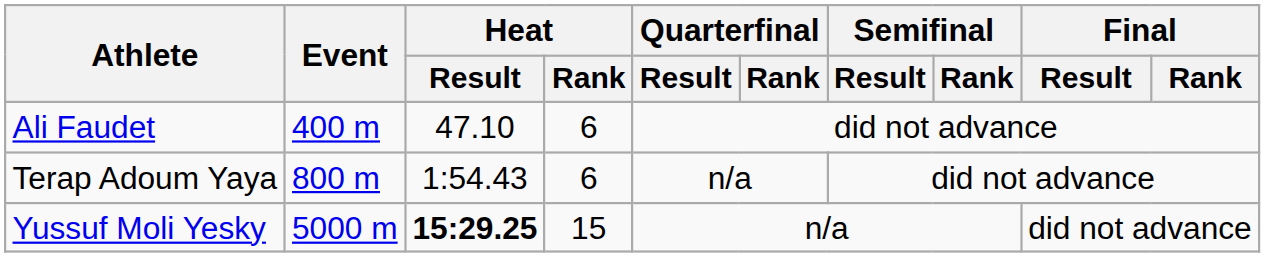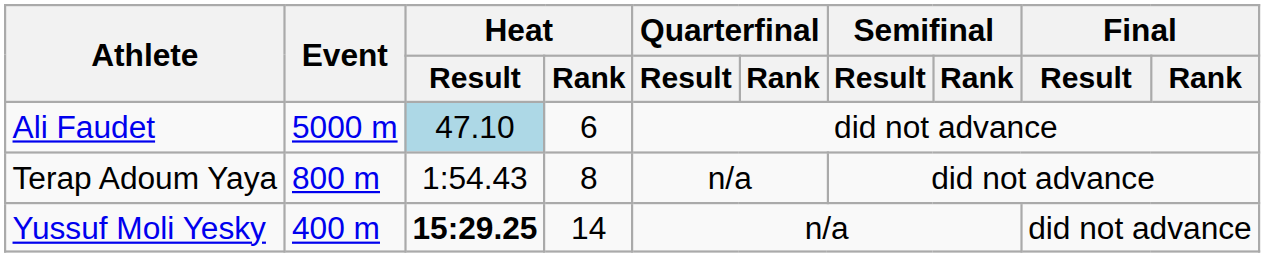(336, 128) 400 m -> (345, 128) 5000 m
(475, 128) no background -> (475, 128) lightblue background
(589, 178) 6 -> (589, 178) 8
(345, 228) 5000 m -> (336, 228) 400 m
(589, 228) 15 -> (589, 228) 14
